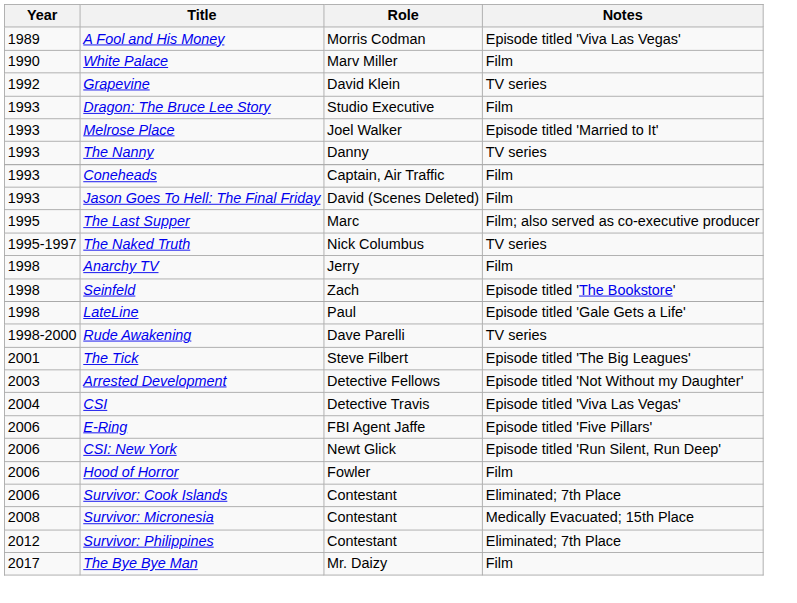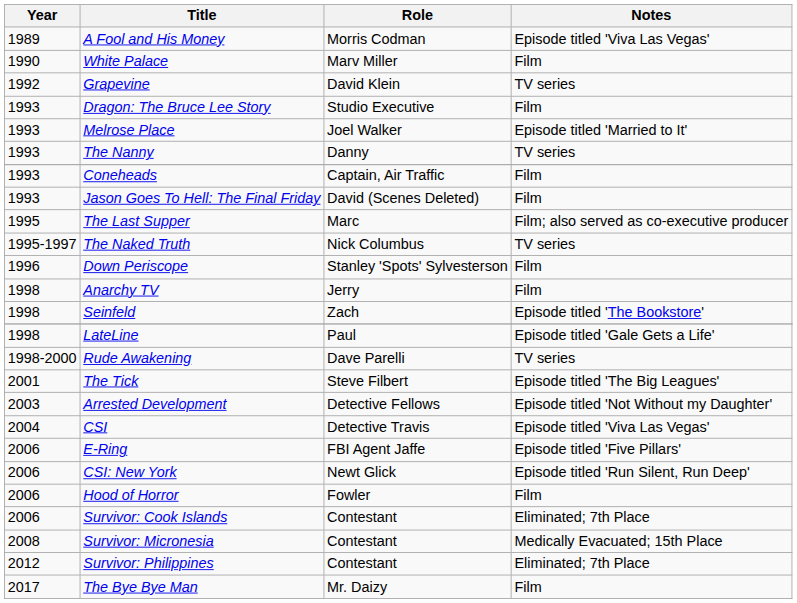+ row: (136, 267)
